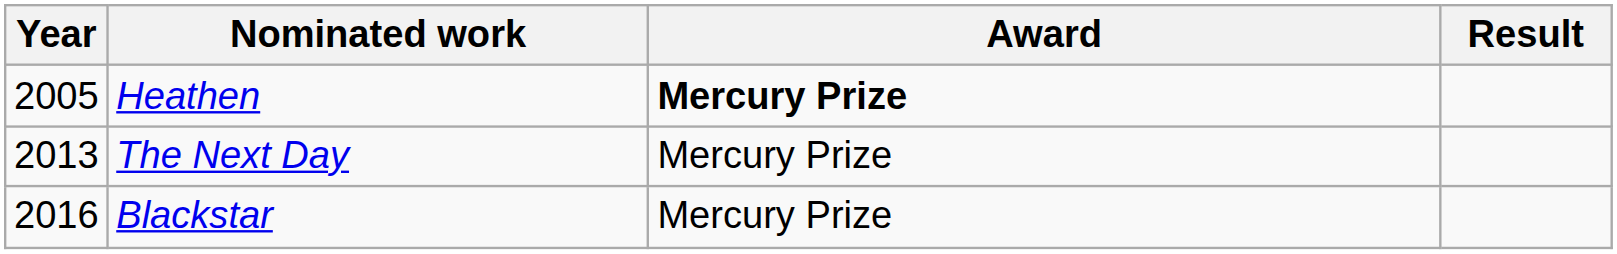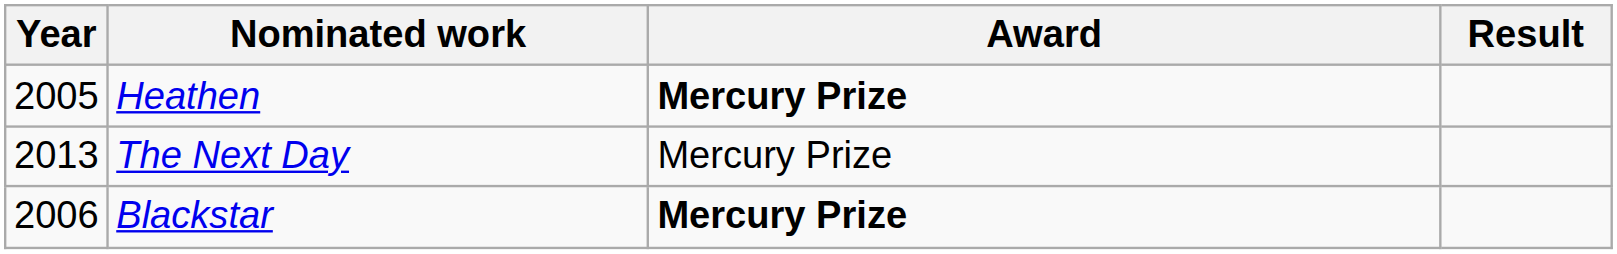(56, 215) 2016 -> (56, 215) 2006
(775, 215) normal -> (782, 215) bold
